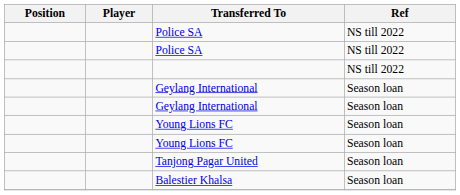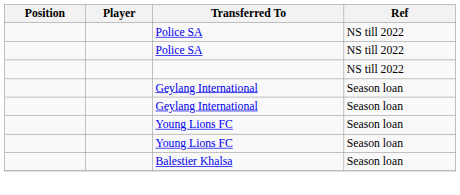- row: (207, 161)
